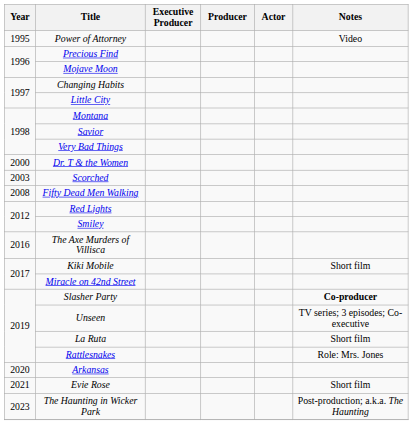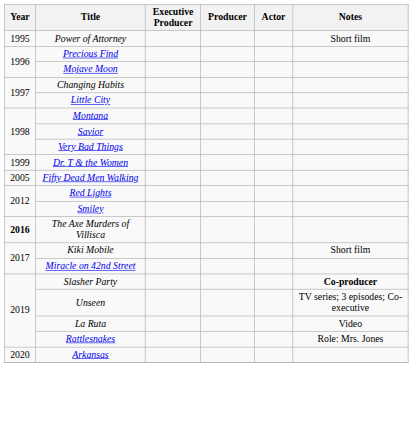(350, 38) Video -> (350, 38) Short film
(20, 162) 2000 -> (20, 162) 1999
- row: (90, 178)
(20, 193) 2008 -> (20, 178) 2005
(20, 245) normal -> (20, 229) bold
(350, 339) Short film -> (350, 323) Video
- row: (90, 385)
- row: (90, 406)
